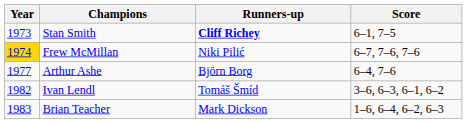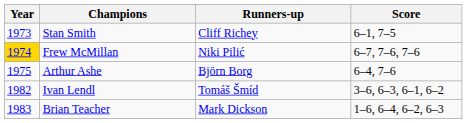(229, 33) bold -> (228, 33) normal
(19, 71) 1977 -> (19, 71) 1975
